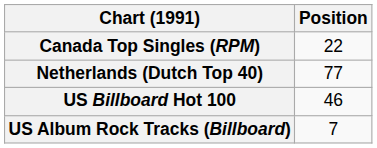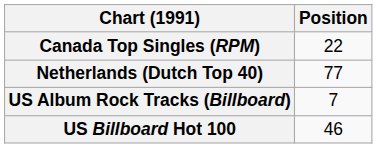rows swapped: (150, 101) <-> (150, 128)
